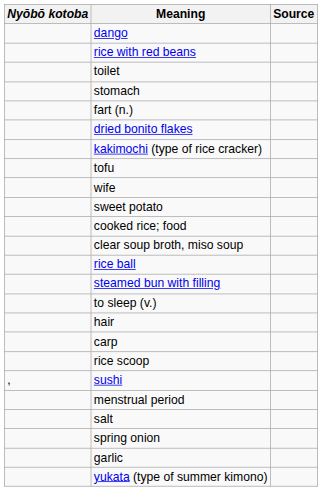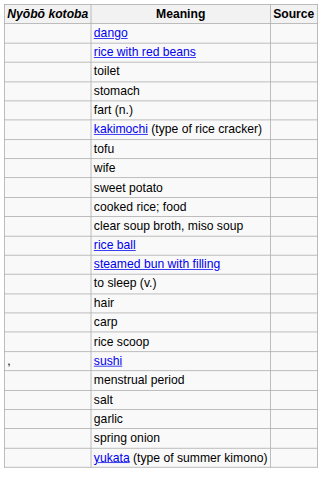- row: (143, 129)
rows swapped: (108, 457) <-> (127, 438)
